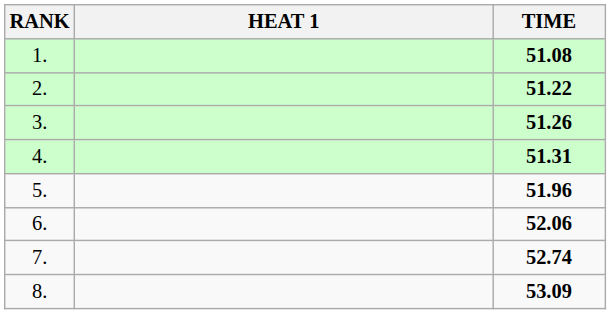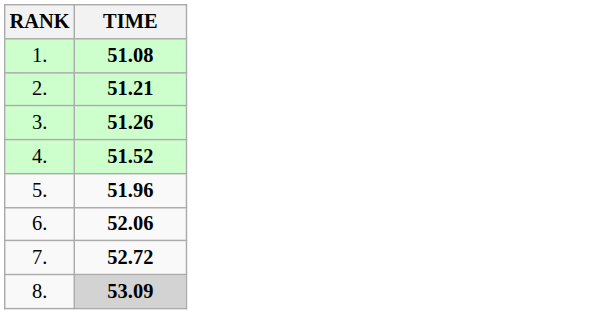- column: (284, 21)
(549, 89) 51.22 -> (130, 89) 51.21
(549, 156) 51.31 -> (130, 156) 51.52
(549, 257) 52.74 -> (130, 257) 52.72
(549, 291) no background -> (130, 291) lightgrey background
